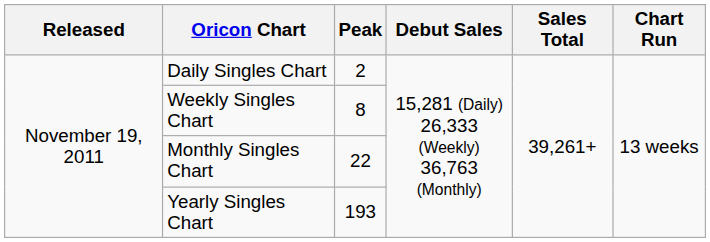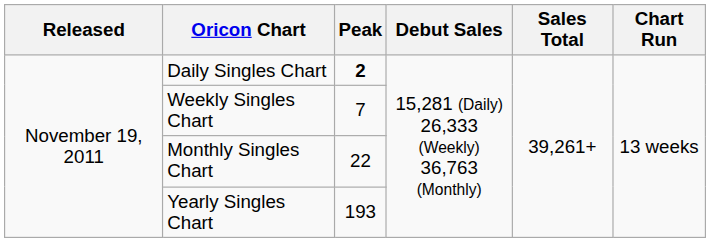(360, 70) normal -> (360, 70) bold
(360, 110) 8 -> (360, 110) 7
